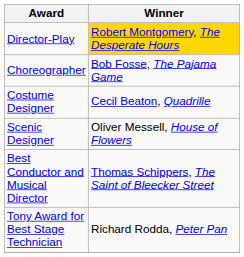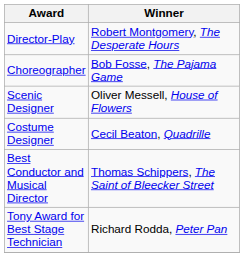(155, 38) gold background -> (155, 38) no background
rows swapped: (30, 133) <-> (30, 102)
